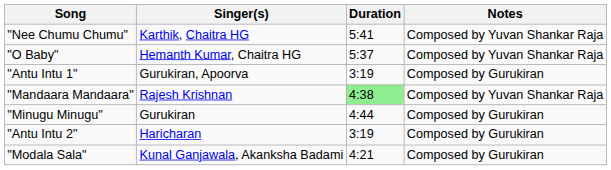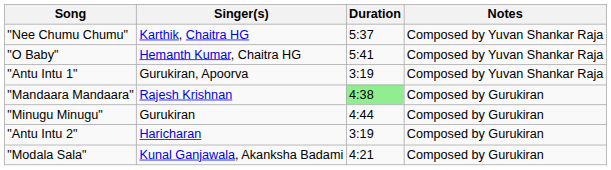(361, 34) 5:41 -> (361, 34) 5:37
(361, 54) 5:37 -> (361, 54) 5:41
(475, 74) Composed by Gurukiran -> (505, 74) Composed by Yuvan Shankar Raja
(505, 94) Composed by Yuvan Shankar Raja -> (475, 94) Composed by Gurukiran
